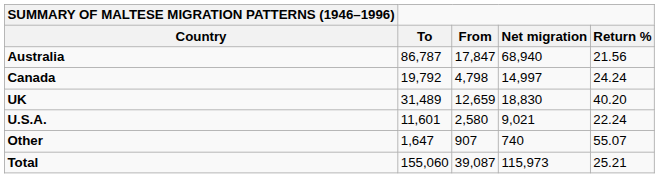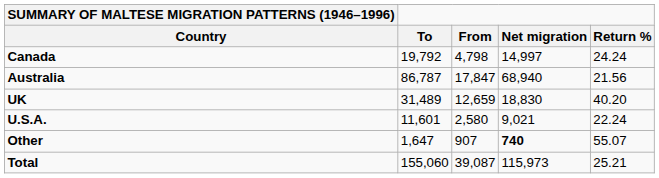rows swapped: (36, 57) <-> (31, 78)
(513, 141) normal -> (513, 141) bold
